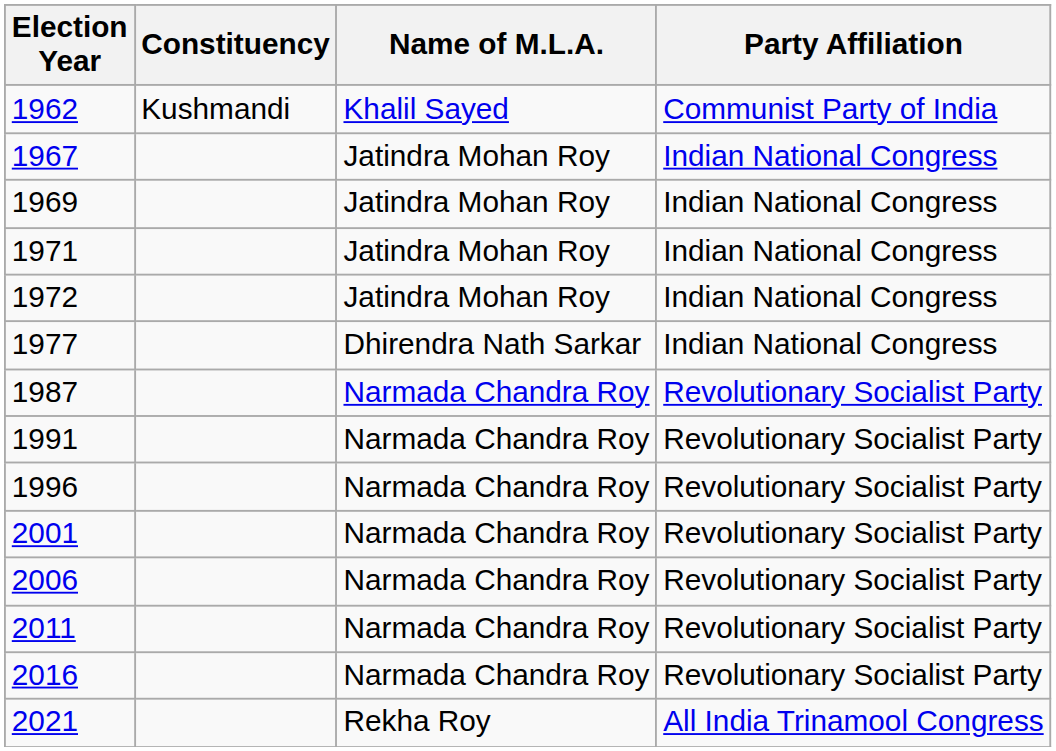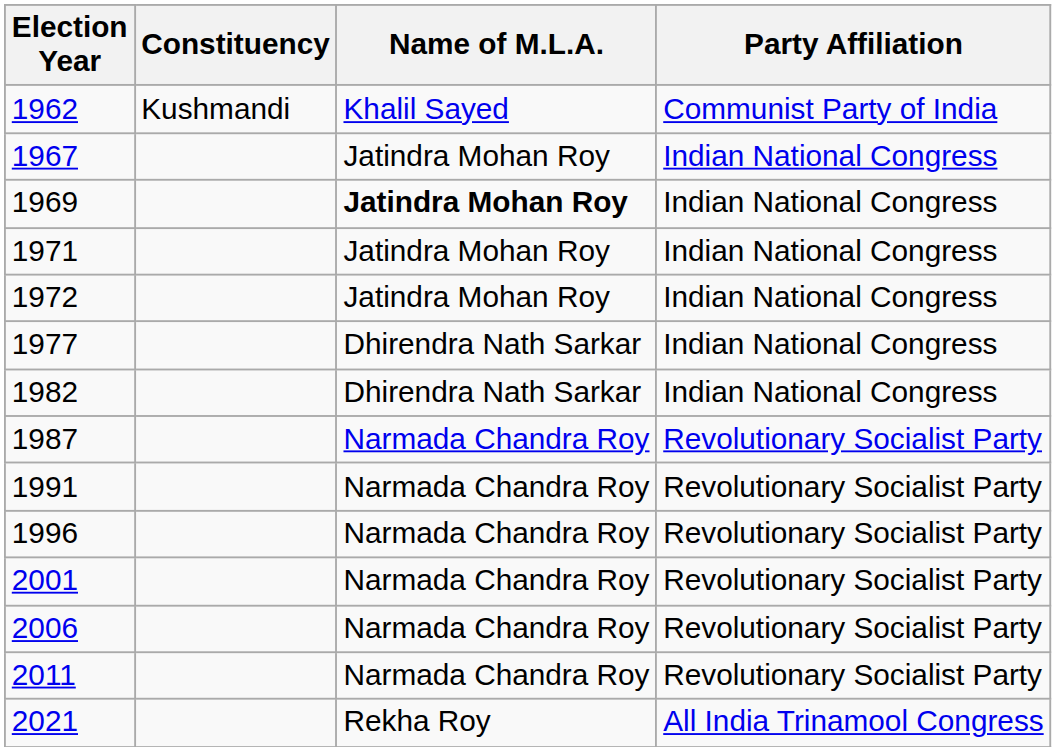(477, 203) normal -> (486, 203) bold
+ row: (45, 391)
- row: (45, 675)
